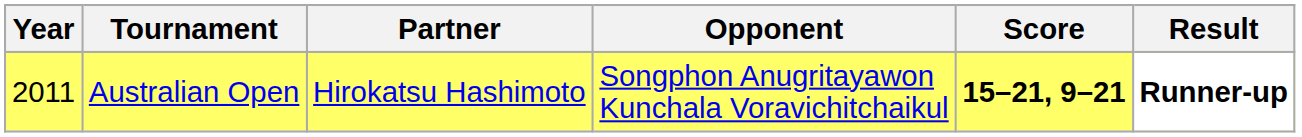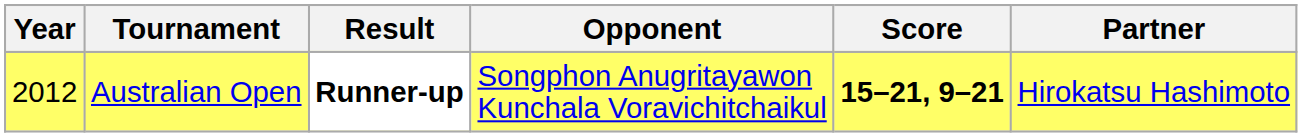columns swapped: (449, 29) <-> (1214, 29)
(43, 91) 2011 -> (45, 91) 2012
